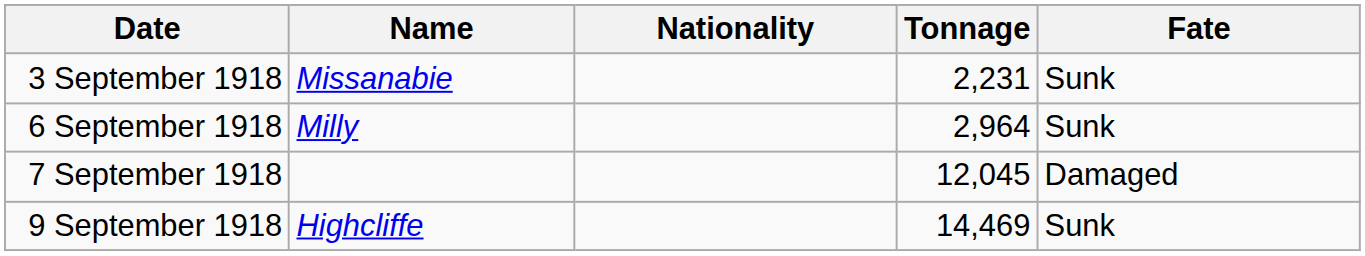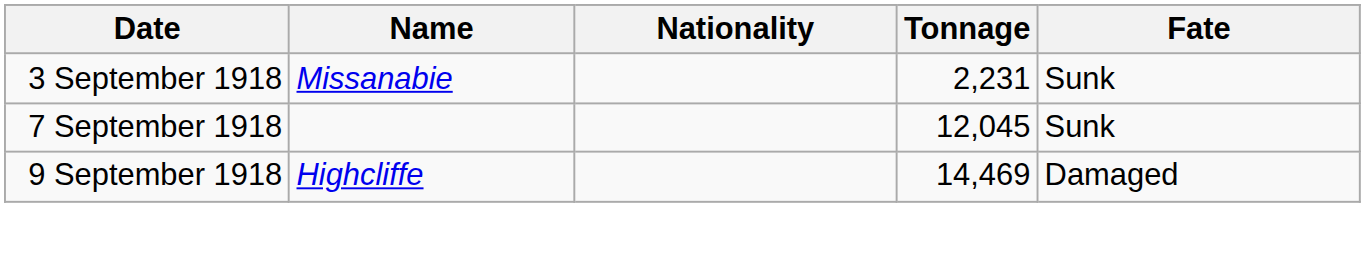- row: (155, 126)
(1112, 175) Damaged -> (1080, 126) Sunk
(1080, 224) Sunk -> (1112, 175) Damaged
